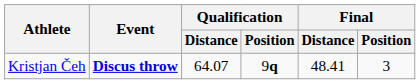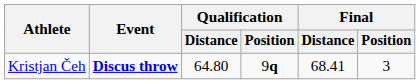(211, 66) 64.07 -> (211, 66) 64.80
(328, 66) 48.41 -> (328, 66) 68.41
